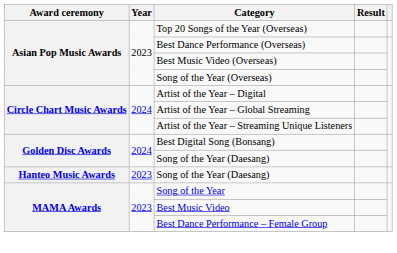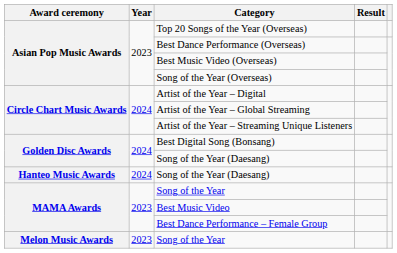(142, 175) 2023 -> (142, 175) 2024
+ row: (67, 239)
